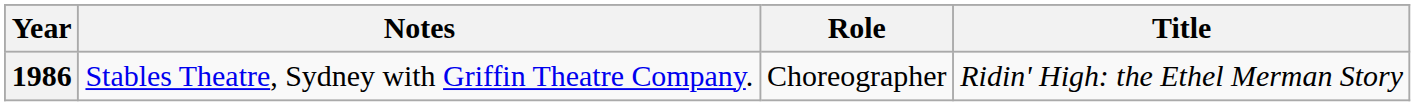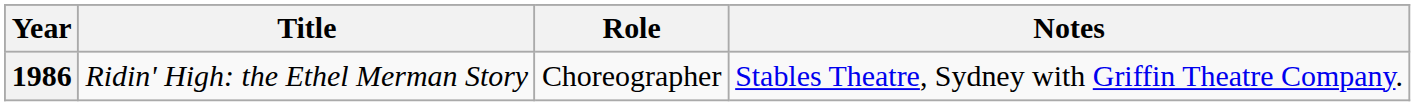columns swapped: (1182, 28) <-> (419, 28)
